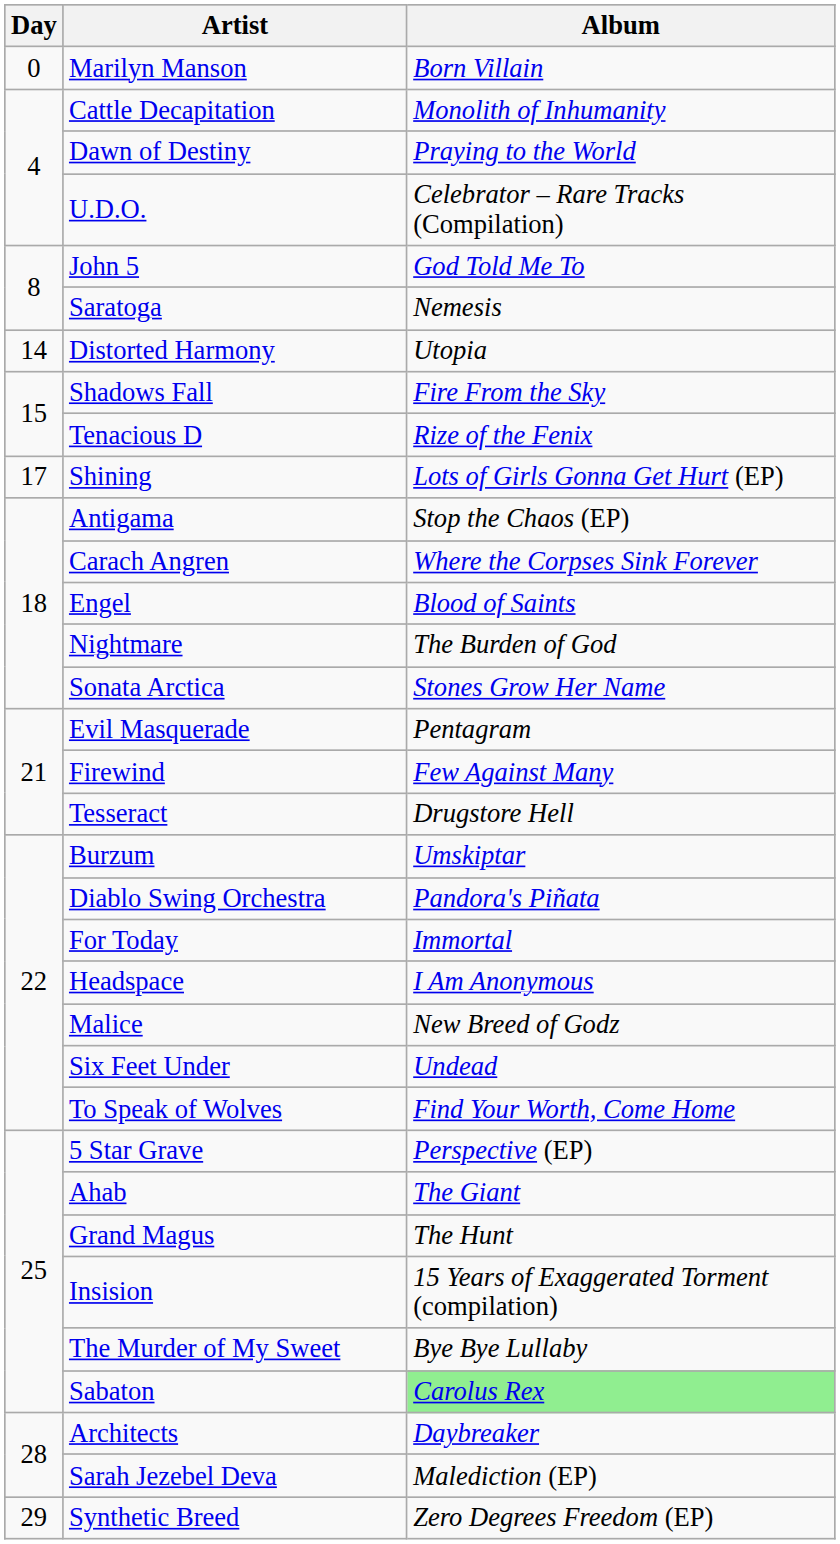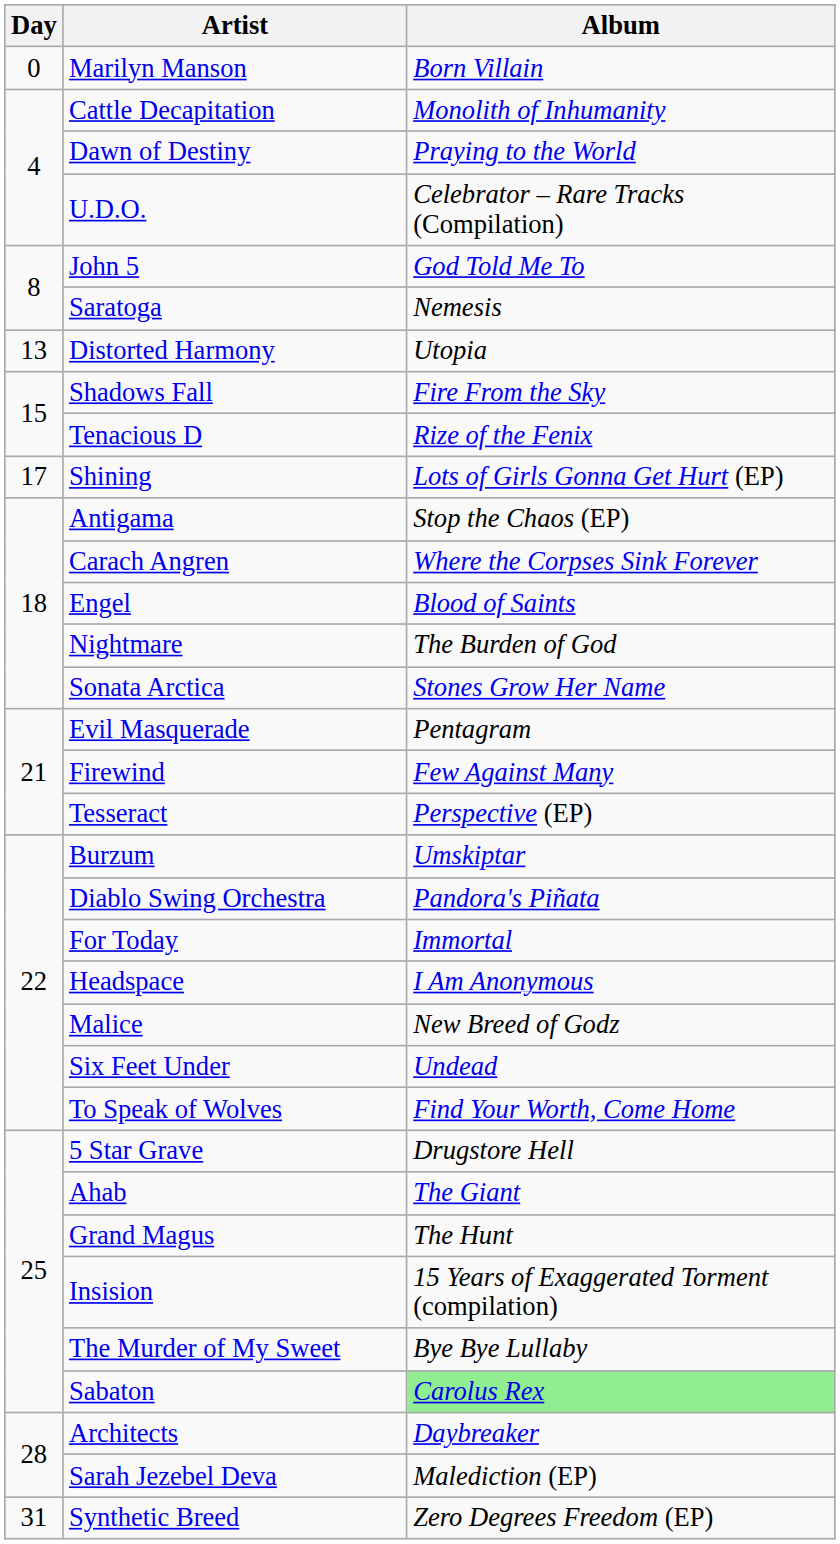(34, 350) 14 -> (34, 350) 13
(493, 813) Drugstore Hell -> (503, 813) Perspective (EP)
(503, 1150) Perspective (EP) -> (493, 1150) Drugstore Hell
(34, 1517) 29 -> (34, 1517) 31
